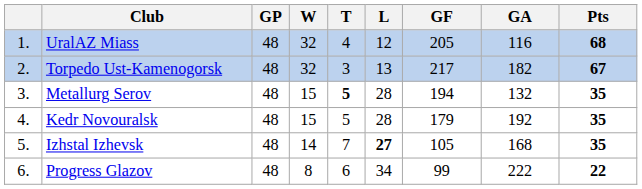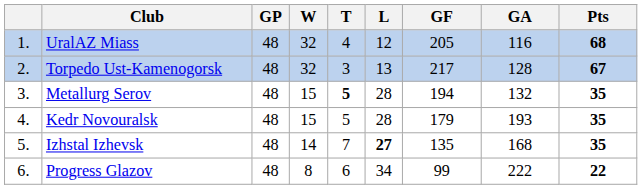(520, 68) 182 -> (520, 68) 128
(520, 119) 192 -> (520, 119) 193
(442, 145) 105 -> (442, 145) 135
